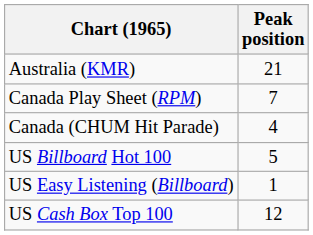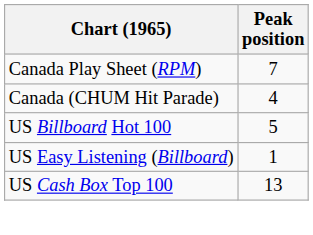- row: (72, 68)
(273, 214) 12 -> (273, 185) 13
